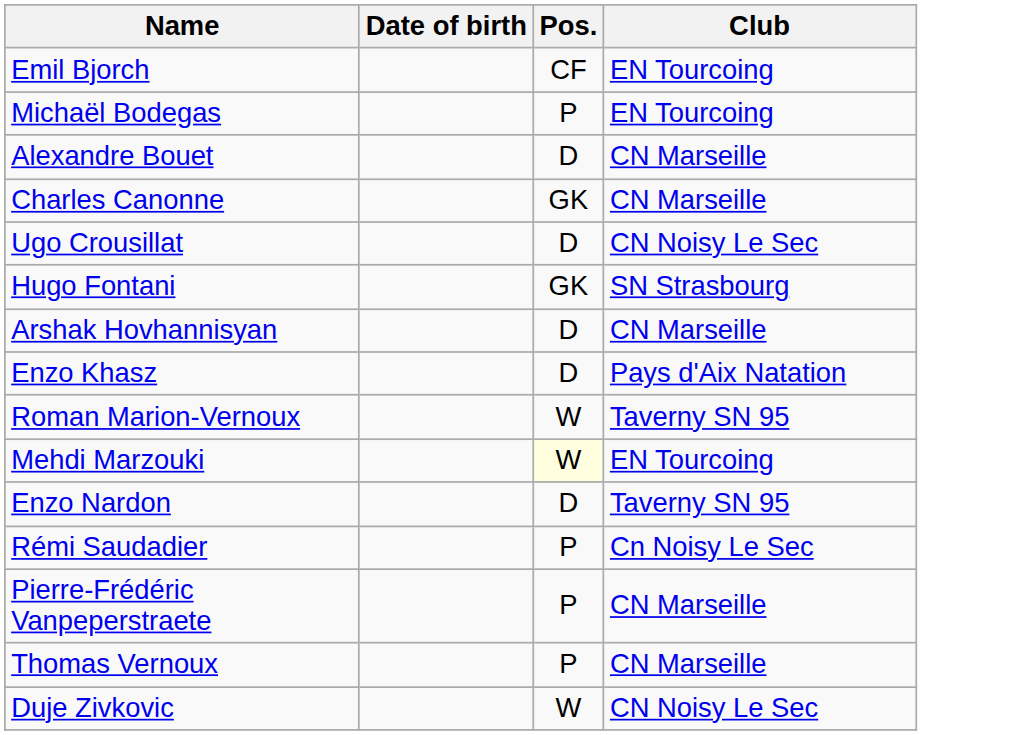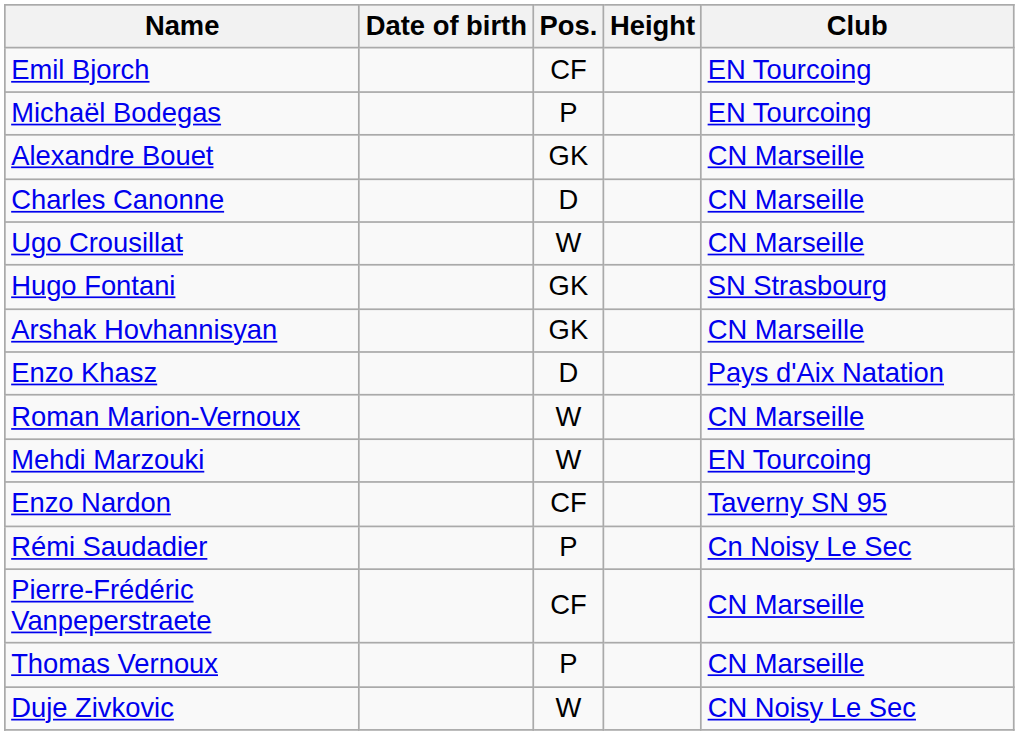+ column: (652, 26)
(568, 156) D -> (568, 156) GK
(568, 199) GK -> (568, 199) D
(568, 243) D -> (568, 243) W
(714, 243) CN Noisy Le Sec -> (786, 243) CN Marseille
(568, 329) D -> (568, 329) GK
(700, 416) Taverny SN 95 -> (786, 416) CN Marseille
(568, 460) lightyellow background -> (568, 460) no background
(568, 503) D -> (568, 503) CF
(568, 605) P -> (568, 605) CF
